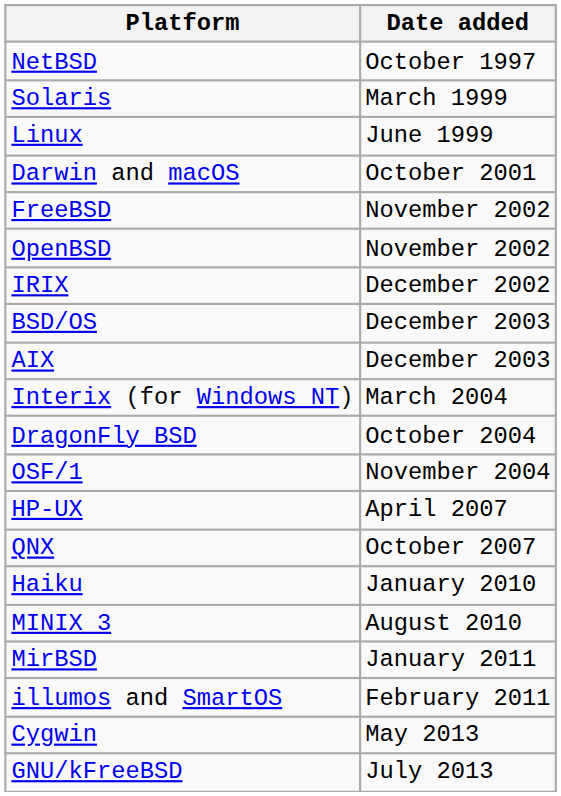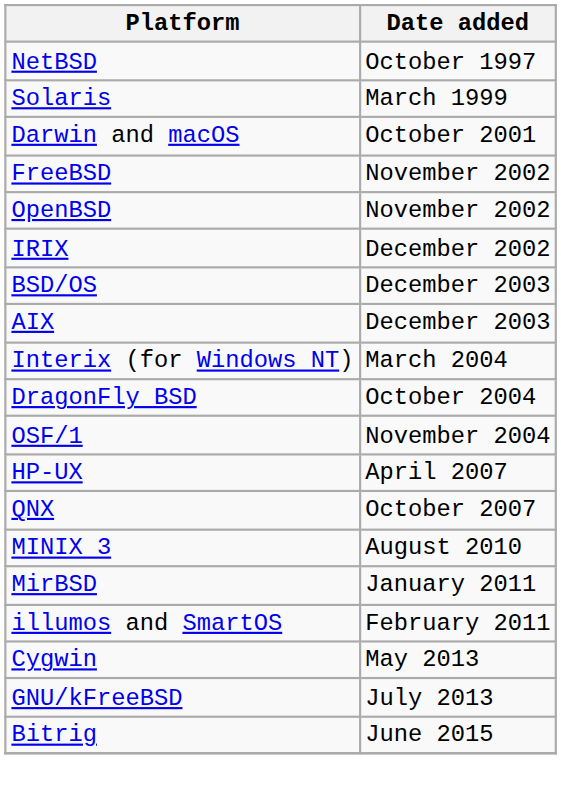- row: (47, 136)
- row: (47, 585)
+ row: (54, 735)
